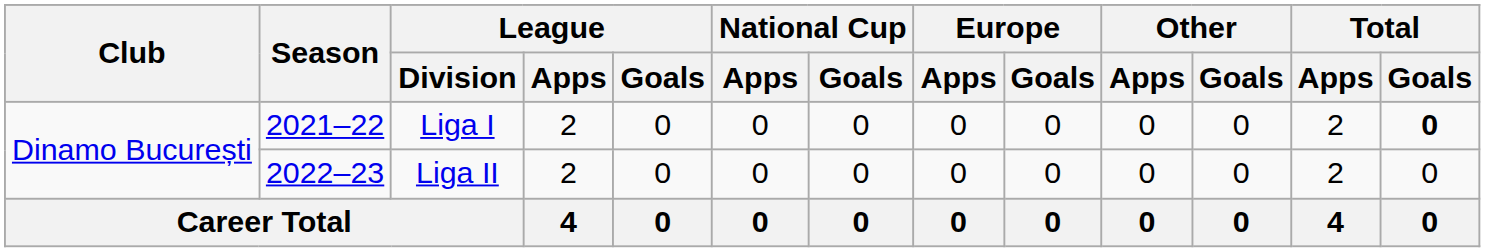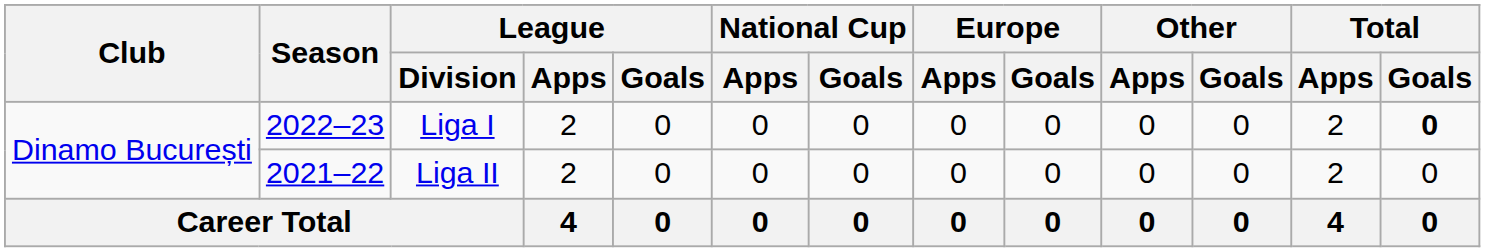(325, 125) 2021–22 -> (325, 125) 2022–23
(325, 173) 2022–23 -> (325, 173) 2021–22
